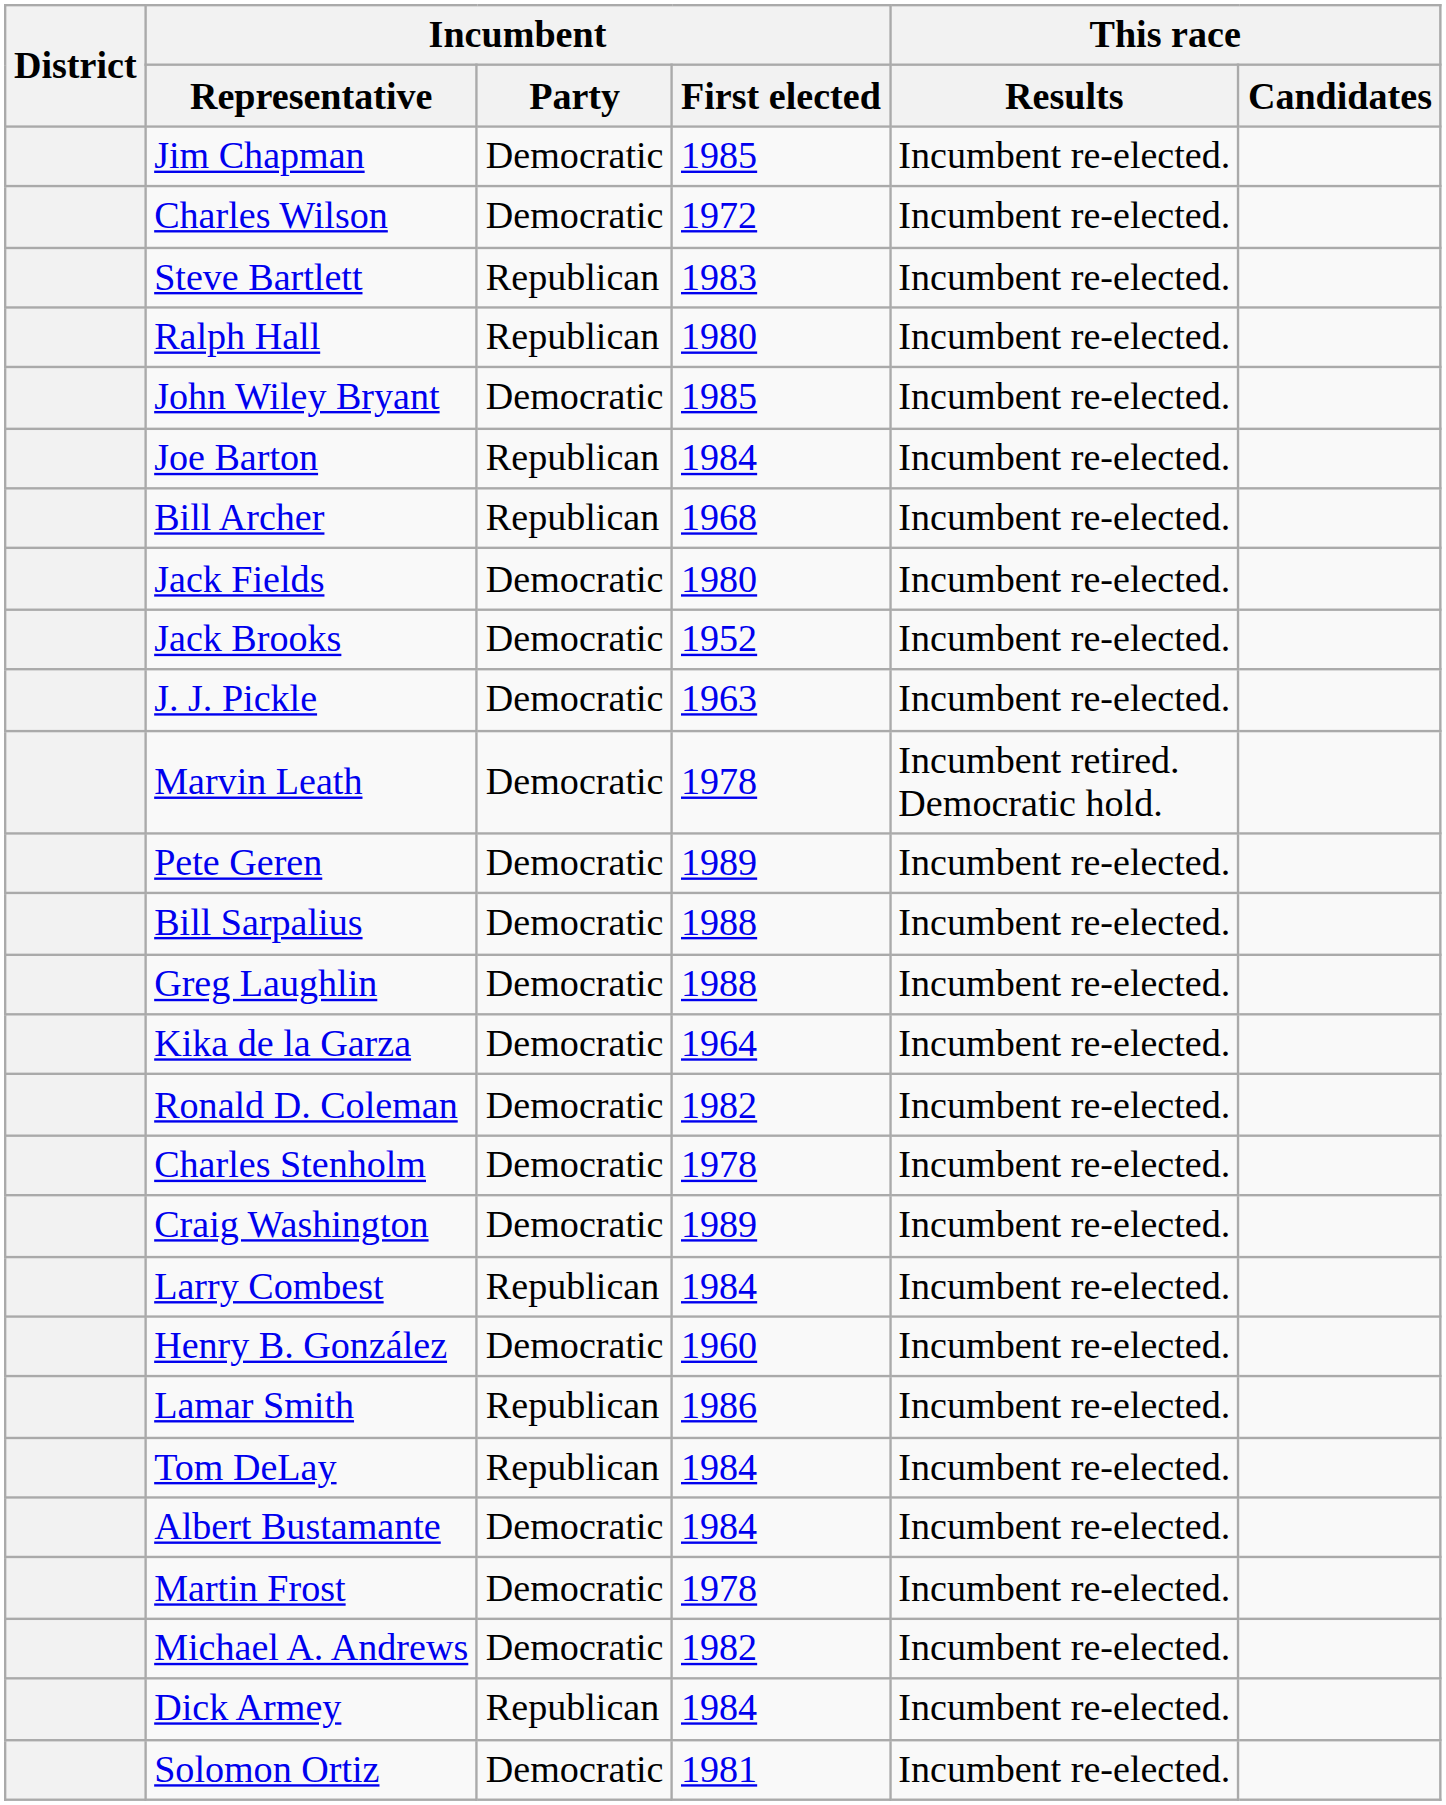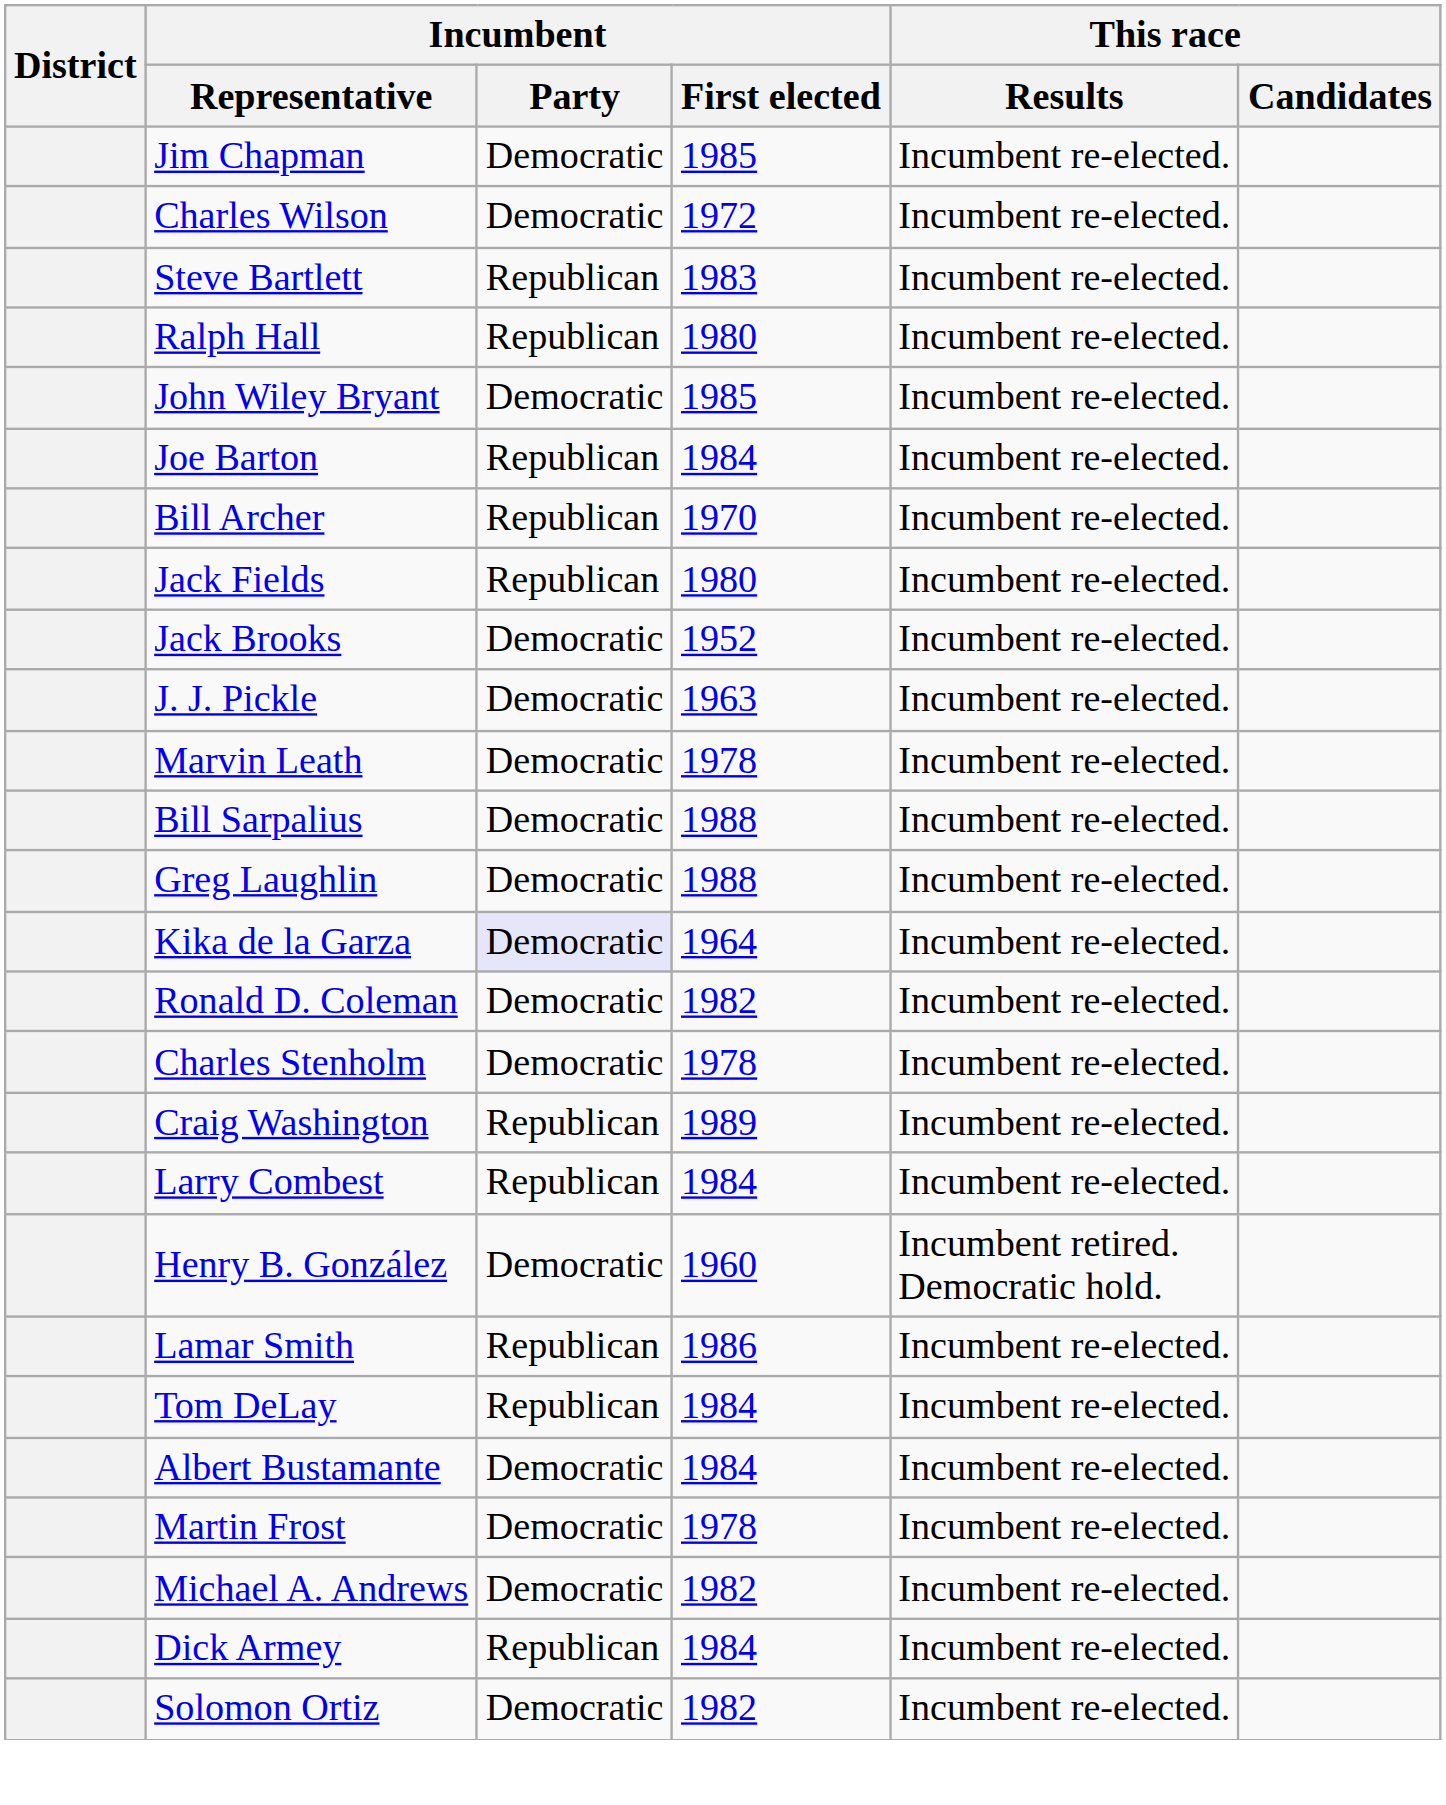(719, 517) 1968 -> (719, 517) 1970
(575, 578) Democratic -> (573, 578) Republican
(1039, 780) Incumbent retired. Democratic hold. -> (1064, 759) Incumbent re-elected.
- row: (238, 862)
(575, 1043) no background -> (575, 940) lavender background
(575, 1224) Democratic -> (573, 1121) Republican
(1064, 1345) Incumbent re-elected. -> (1039, 1263) Incumbent retired. Democratic hold.
(719, 1768) 1981 -> (719, 1708) 1982
